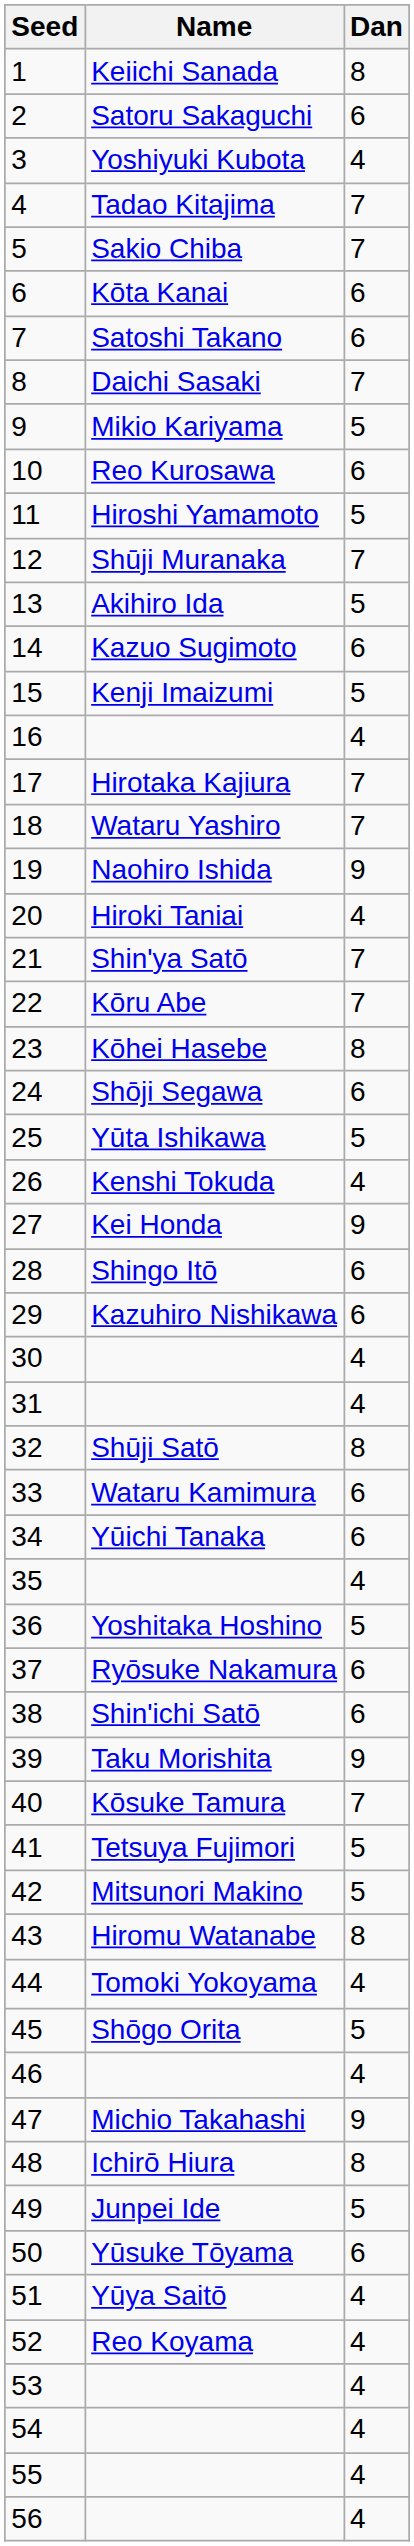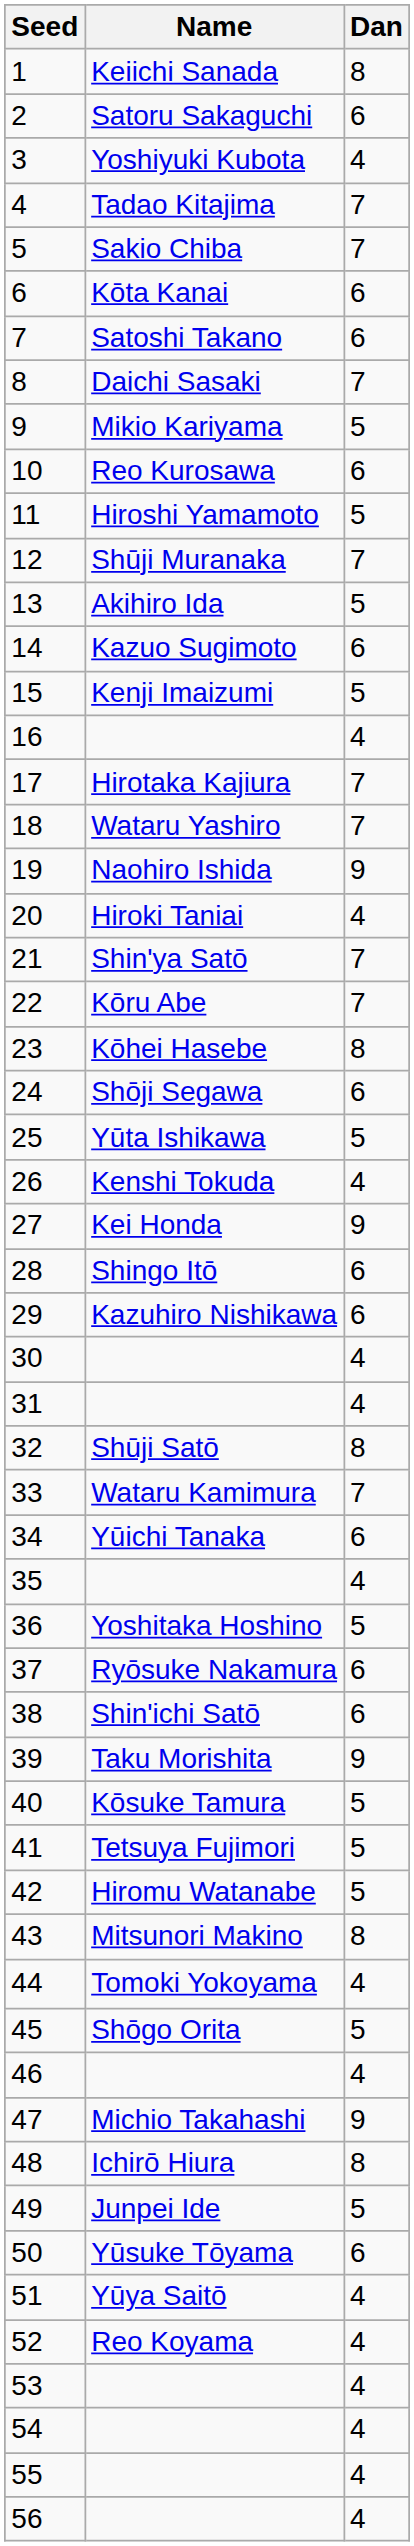(358, 1492) 6 -> (358, 1492) 7
(358, 1802) 7 -> (358, 1802) 5
(197, 1891) Mitsunori Makino -> (203, 1891) Hiromu Watanabe
(203, 1936) Hiromu Watanabe -> (197, 1936) Mitsunori Makino
